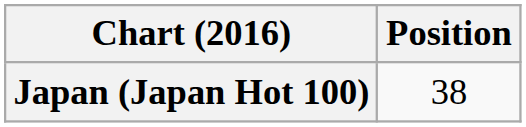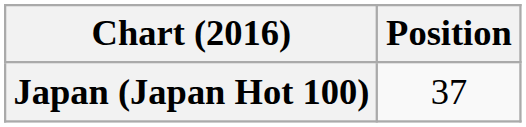(449, 91) 38 -> (449, 91) 37
